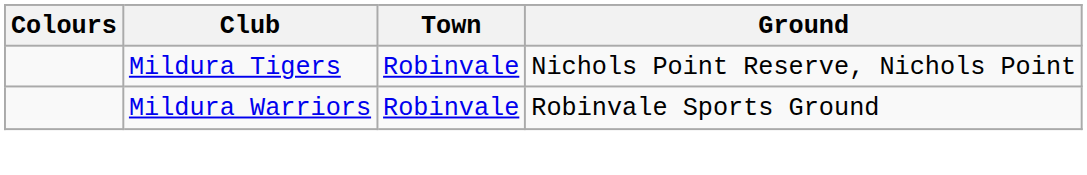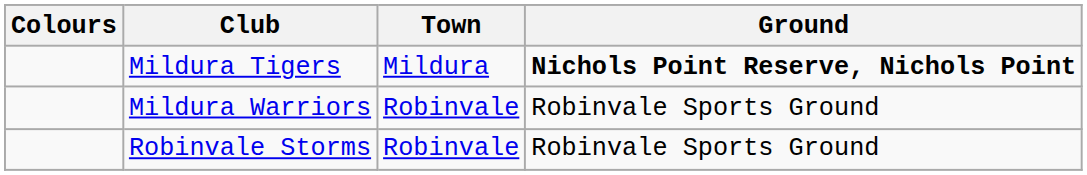(451, 67) Robinvale -> (436, 67) Mildura
(804, 67) normal -> (804, 67) bold
+ row: (250, 149)
